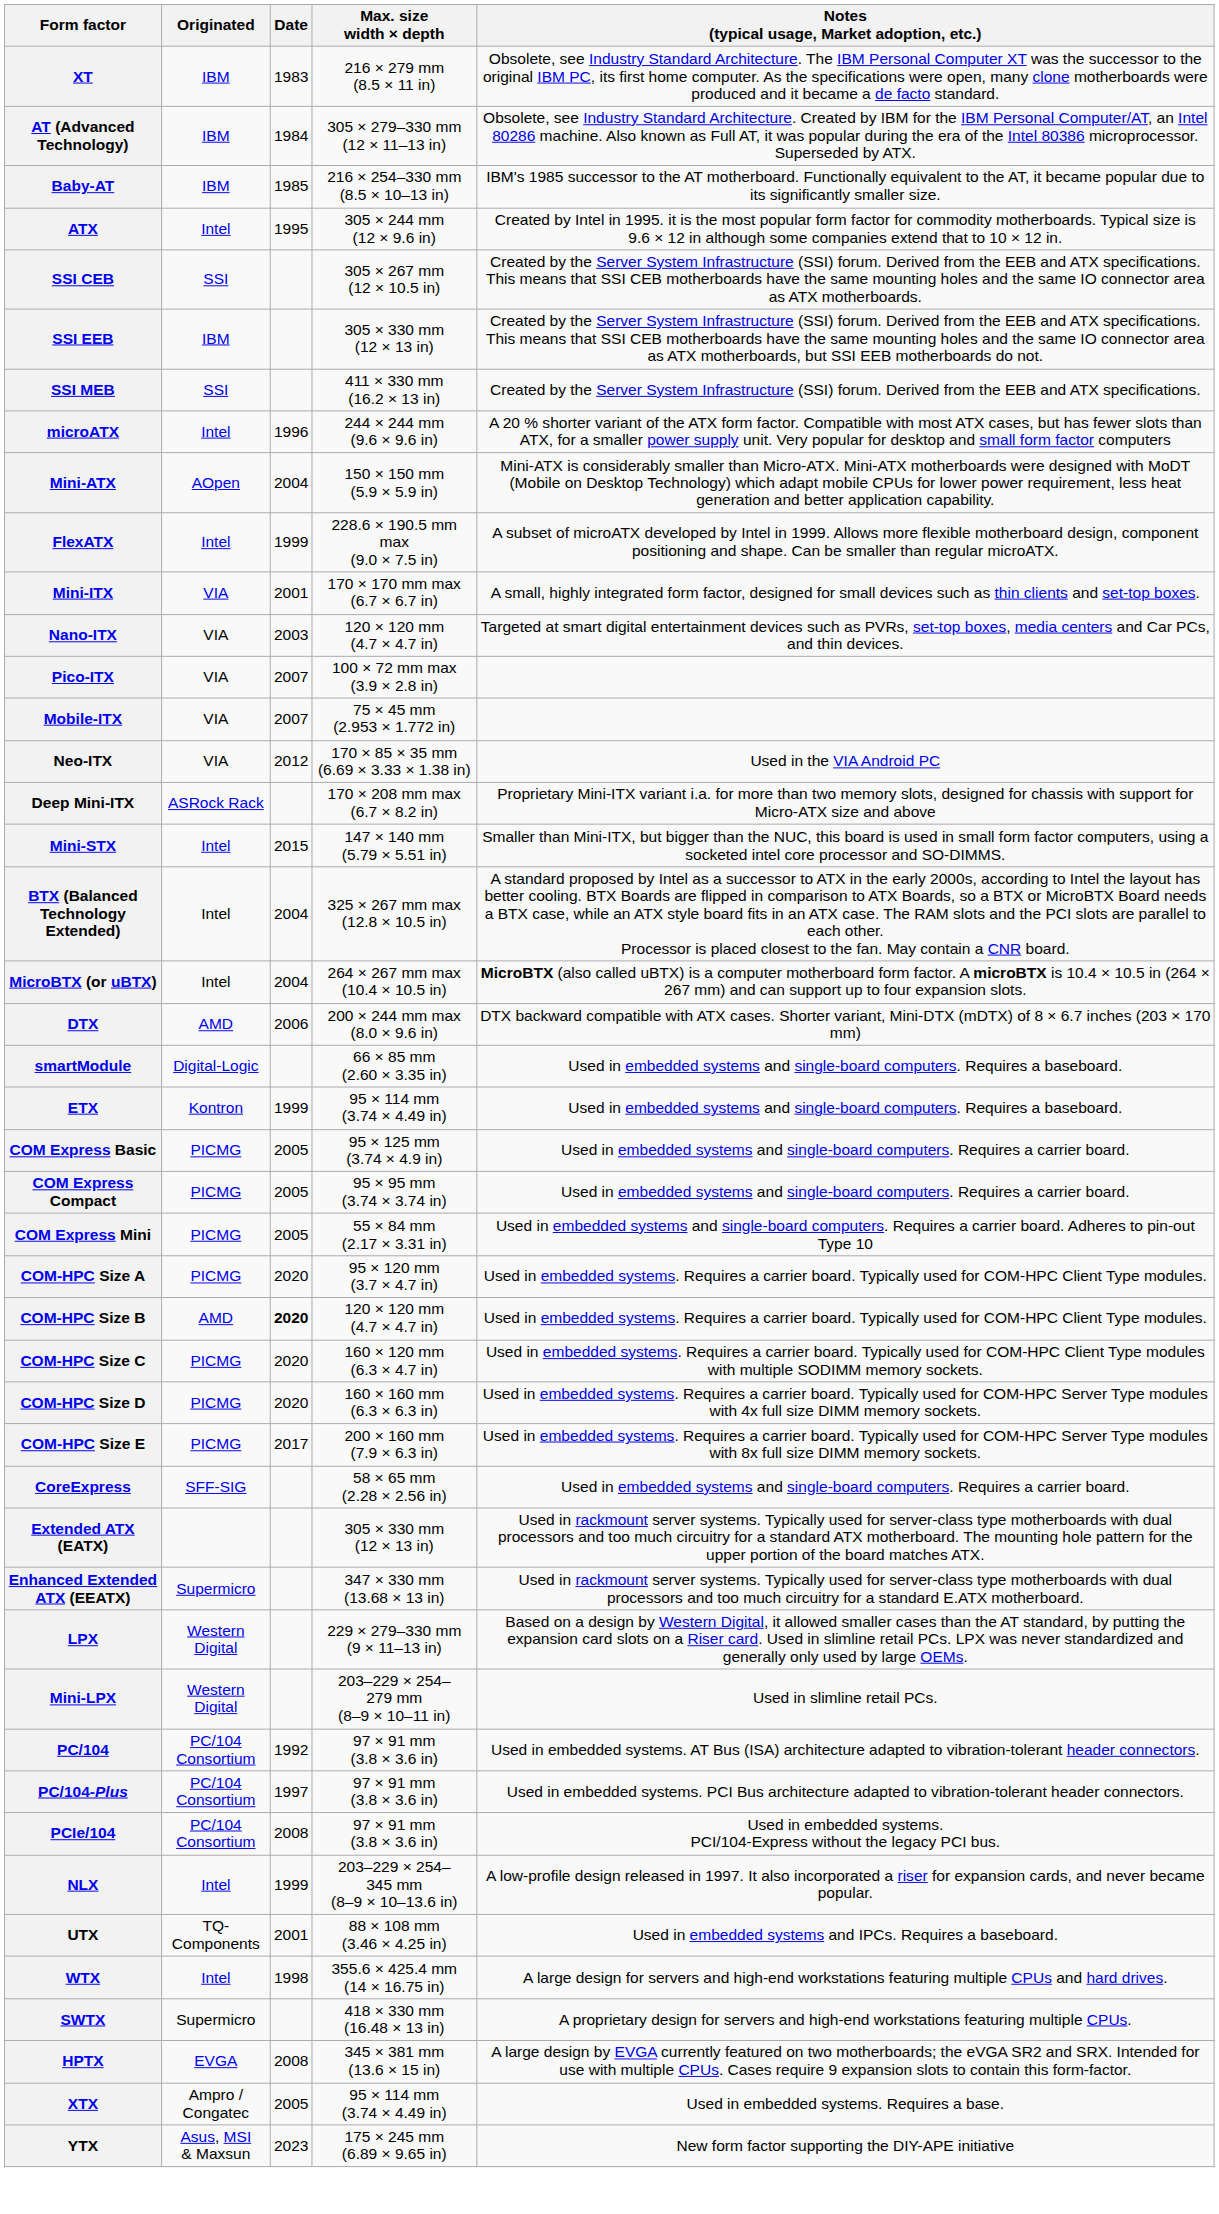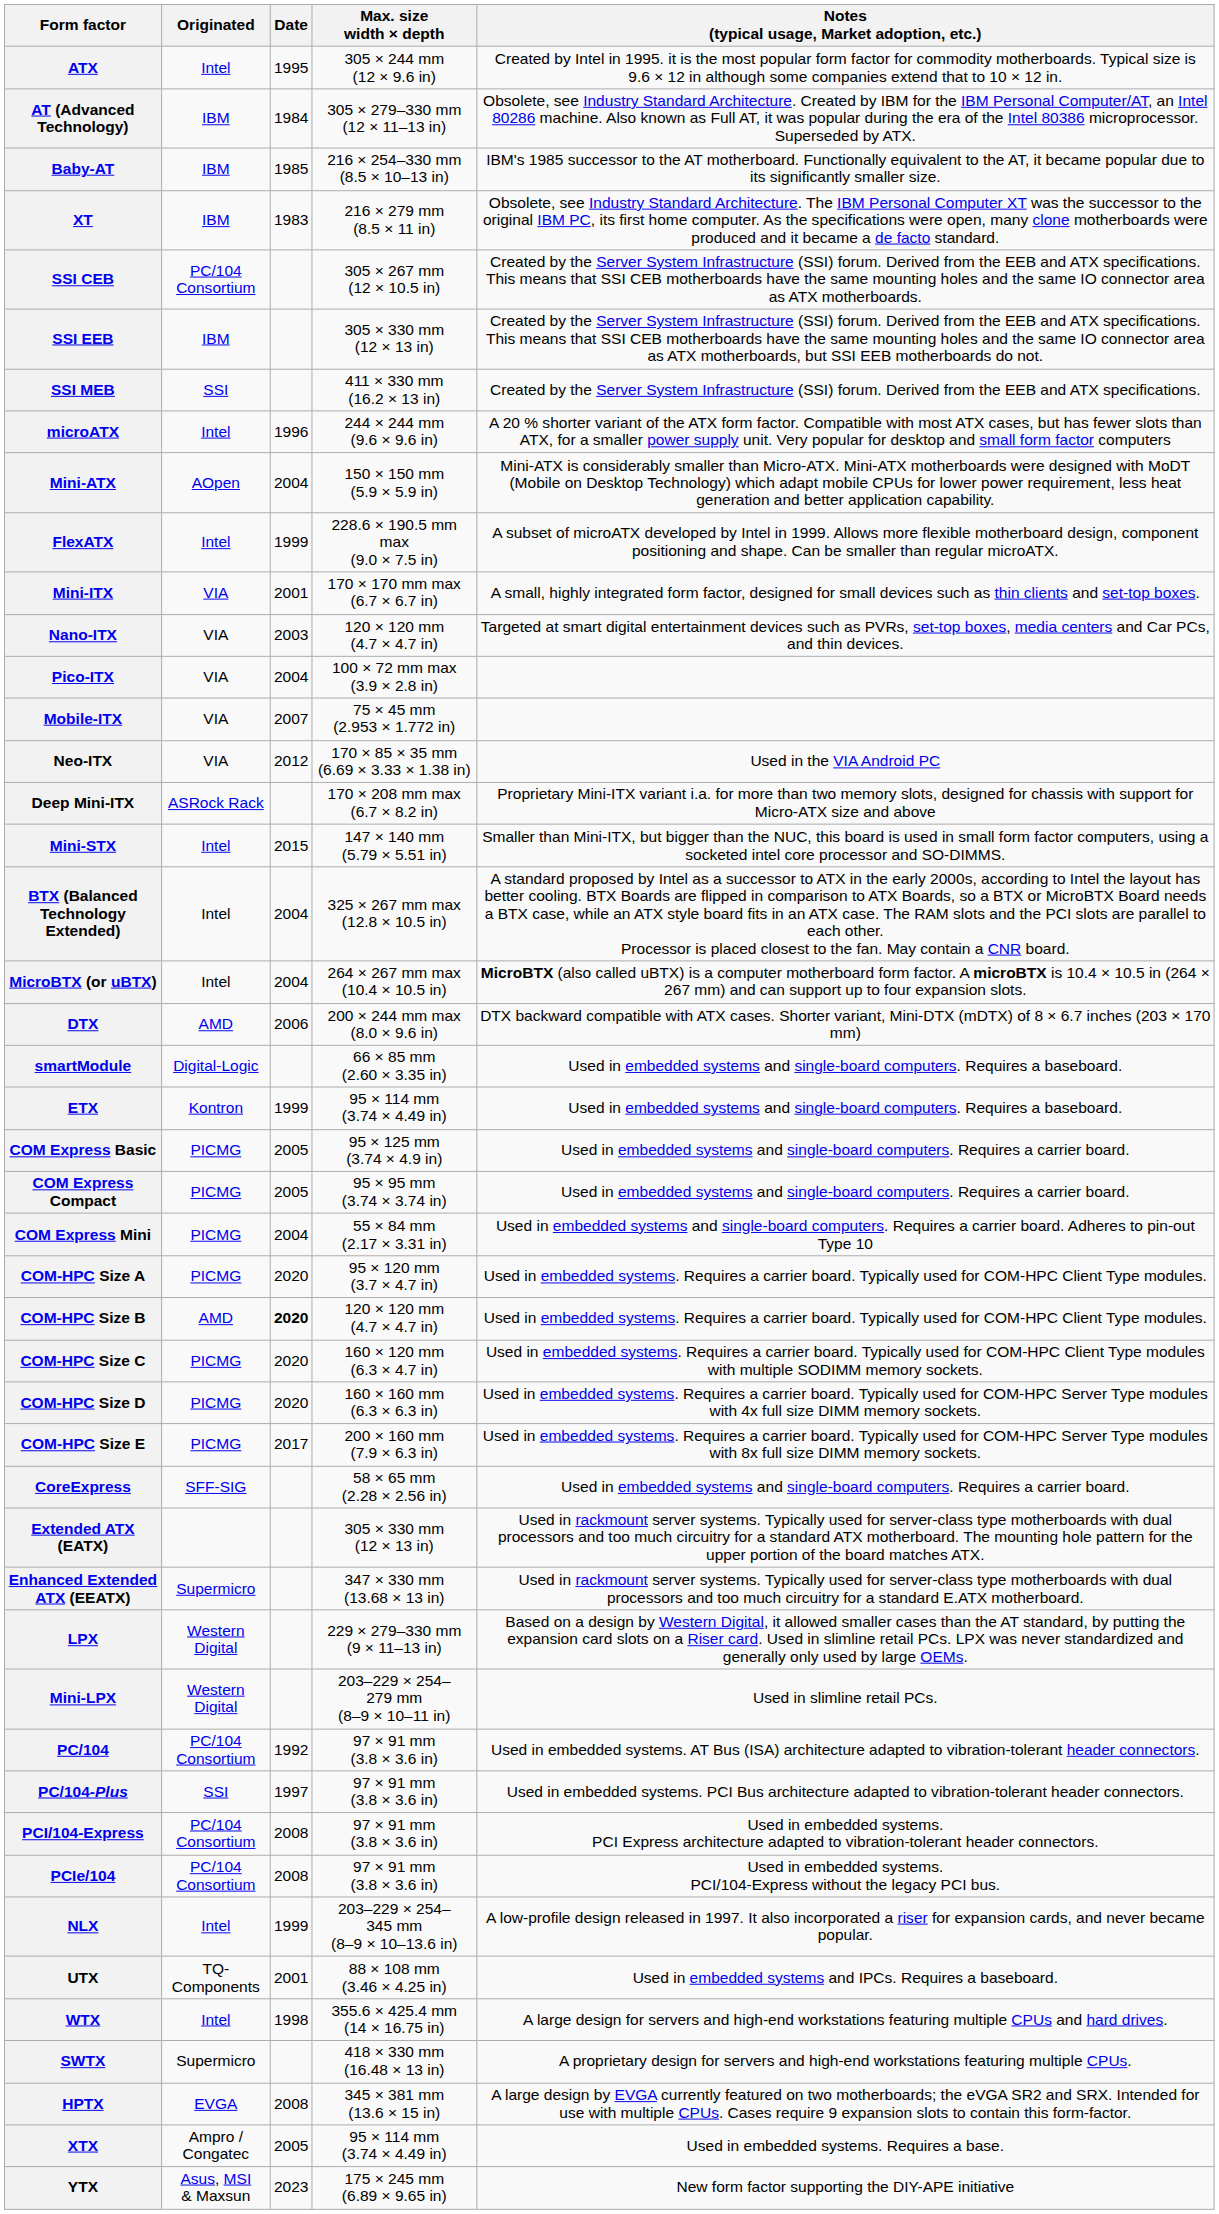rows swapped: (83, 76) <-> (83, 228)
(216, 279) SSI -> (216, 279) PC/104 Consortium
(291, 677) 2007 -> (291, 677) 2004
(291, 1234) 2005 -> (291, 1234) 2004
(216, 1791) PC/104 Consortium -> (216, 1791) SSI
+ row: (83, 1833)
